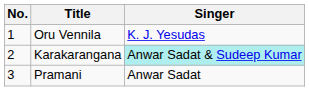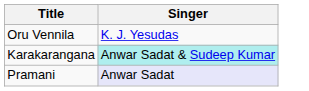- column: (18, 14)
(164, 75) no background -> (137, 75) lavender background
